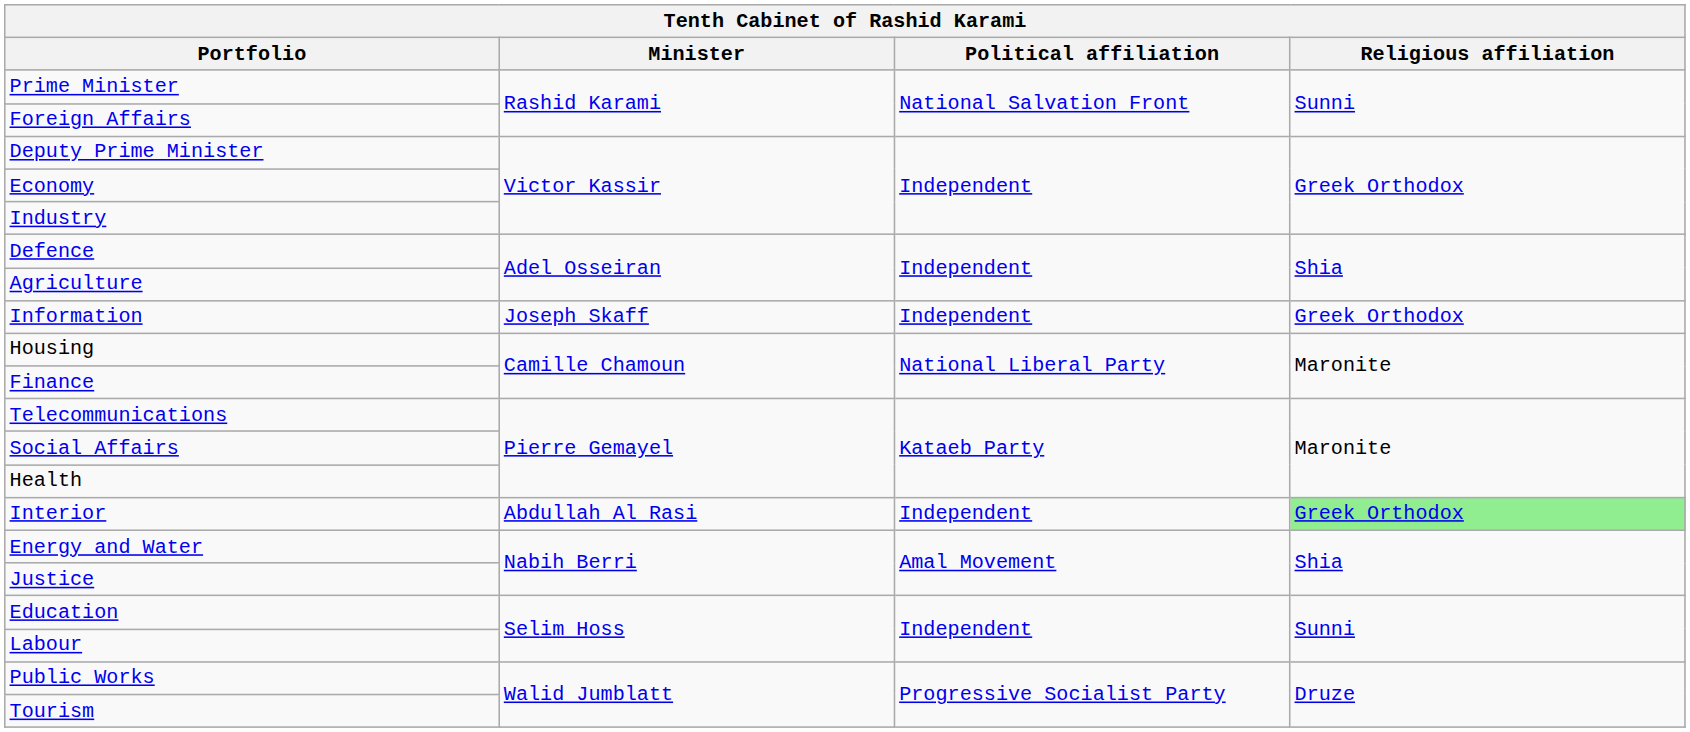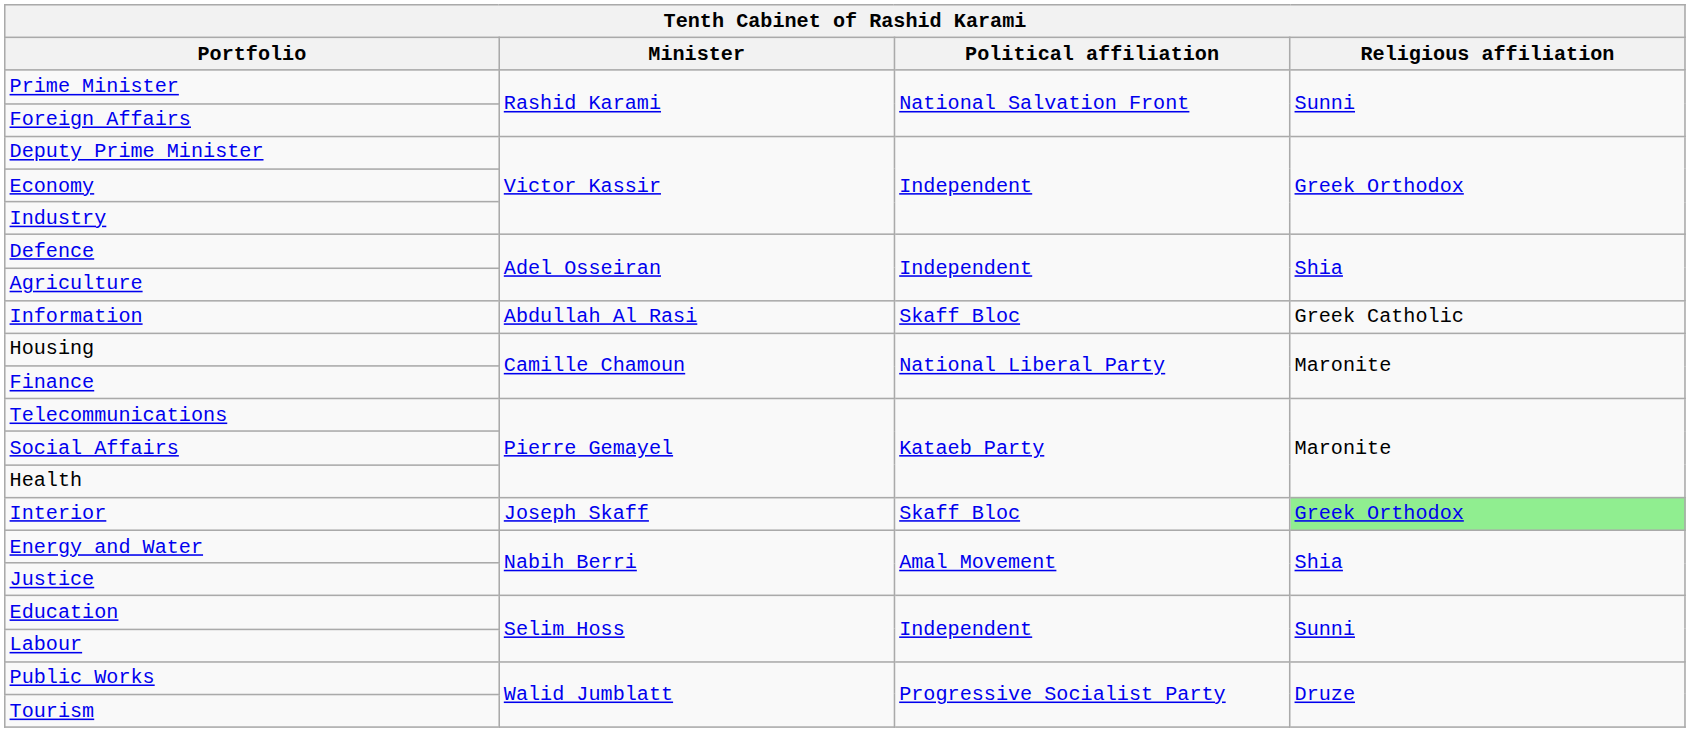(576, 317) Joseph Skaff -> (601, 317) Abdullah Al Rasi
(966, 317) Independent -> (960, 317) Skaff Bloc
(1379, 317) Greek Orthodox -> (1379, 317) Greek Catholic
(601, 514) Abdullah Al Rasi -> (576, 514) Joseph Skaff
(966, 514) Independent -> (960, 514) Skaff Bloc
